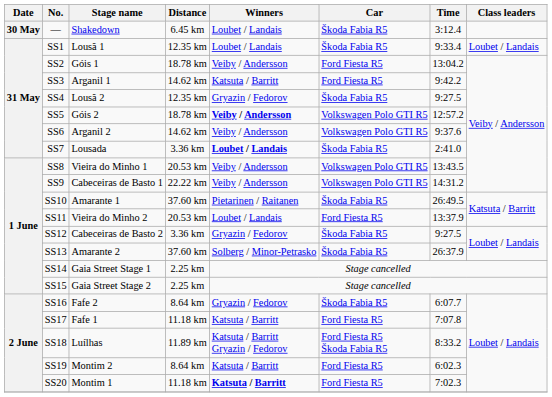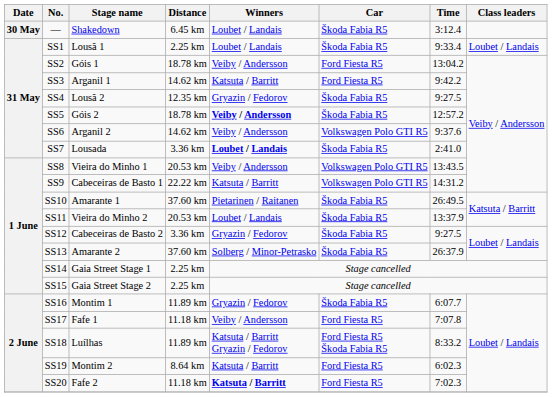(187, 46) 12.35 km -> (187, 46) 2.25 km
(374, 114) Volkswagen Polo GTI R5 -> (354, 114) Škoda Fabia R5
(250, 183) Veiby / Andersson -> (245, 183) Katsuta / Barritt
(352, 217) Ford Fiesta R5 -> (354, 217) Škoda Fabia R5
(84, 302) Fafe 2 -> (92, 302) Montim 1
(187, 302) 8.64 km -> (187, 302) 11.89 km
(245, 319) Katsuta / Barritt -> (250, 319) Veiby / Andersson
(92, 382) Montim 1 -> (84, 382) Fafe 2
